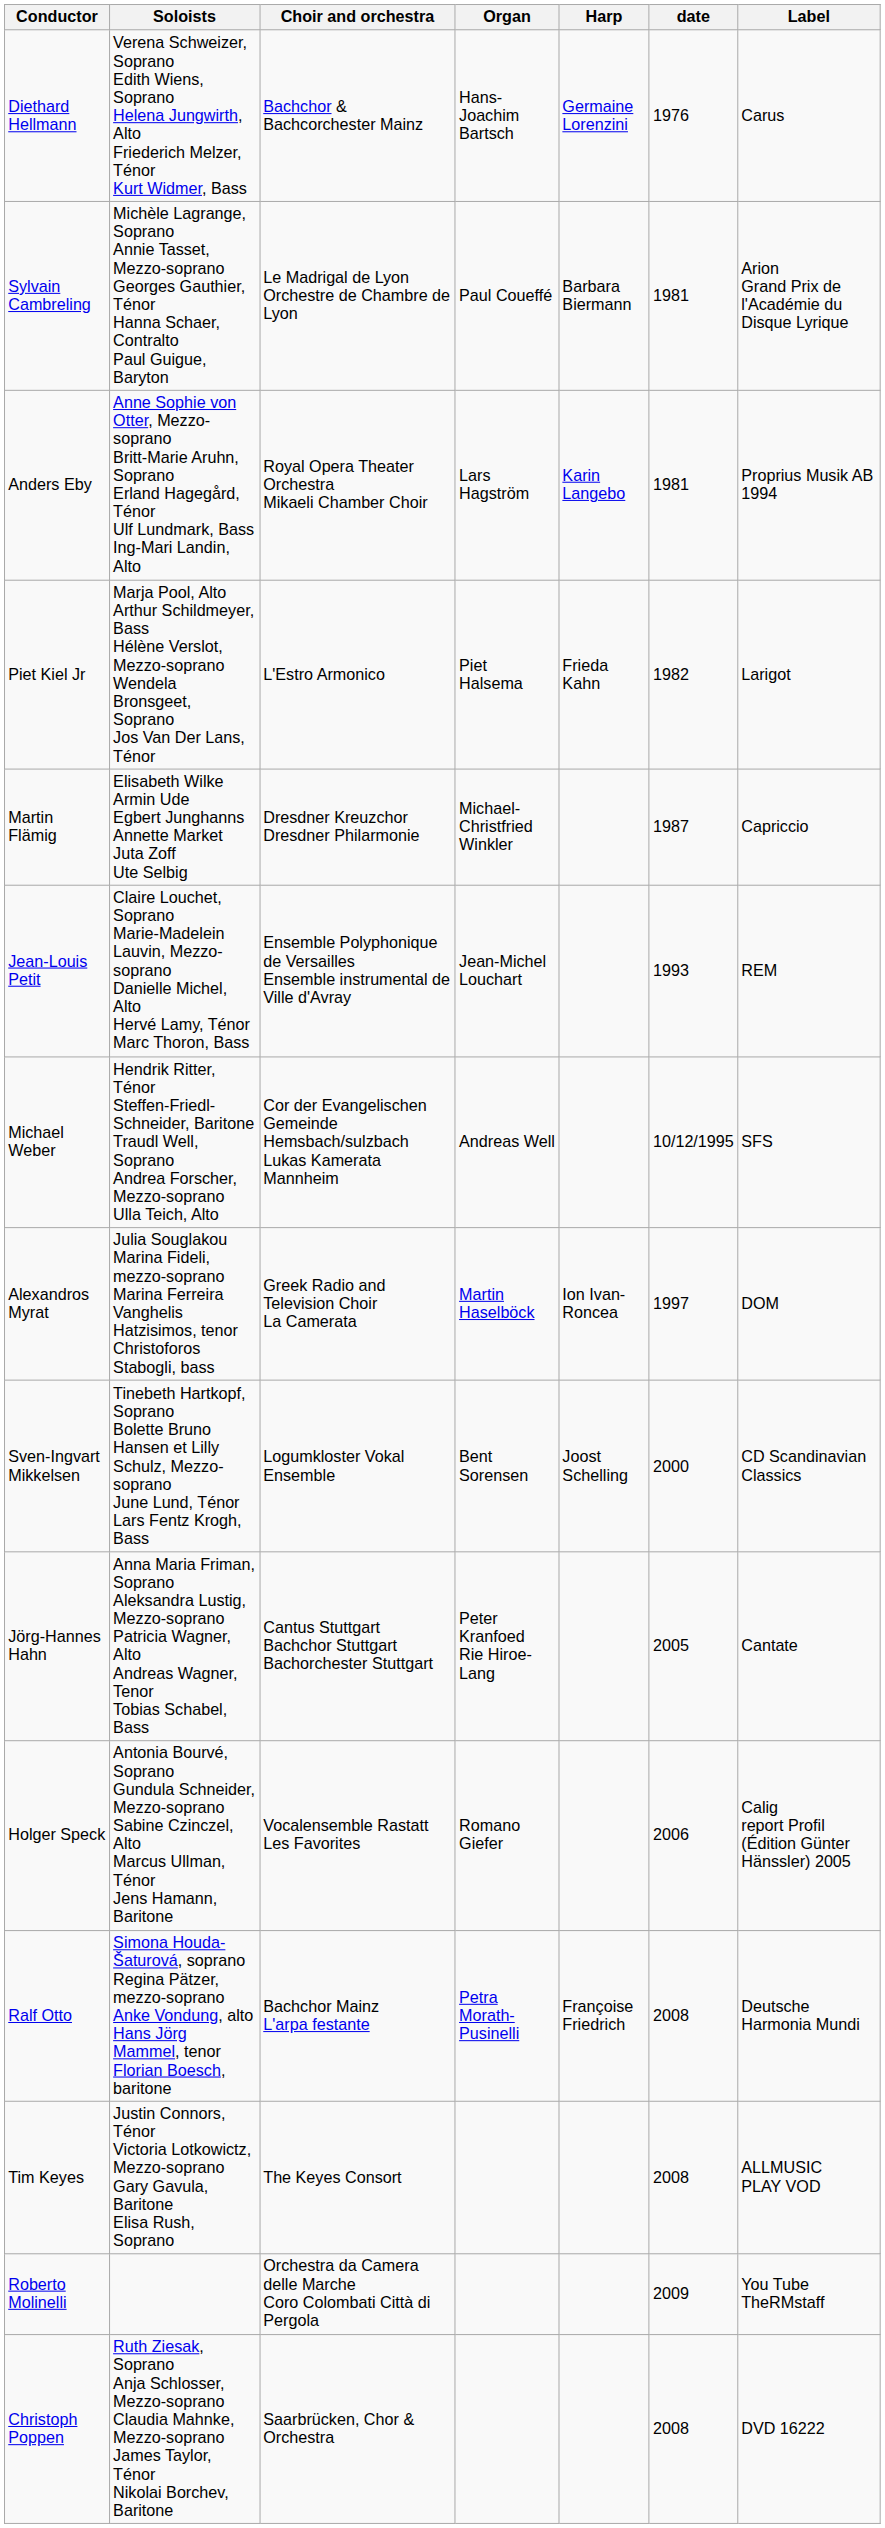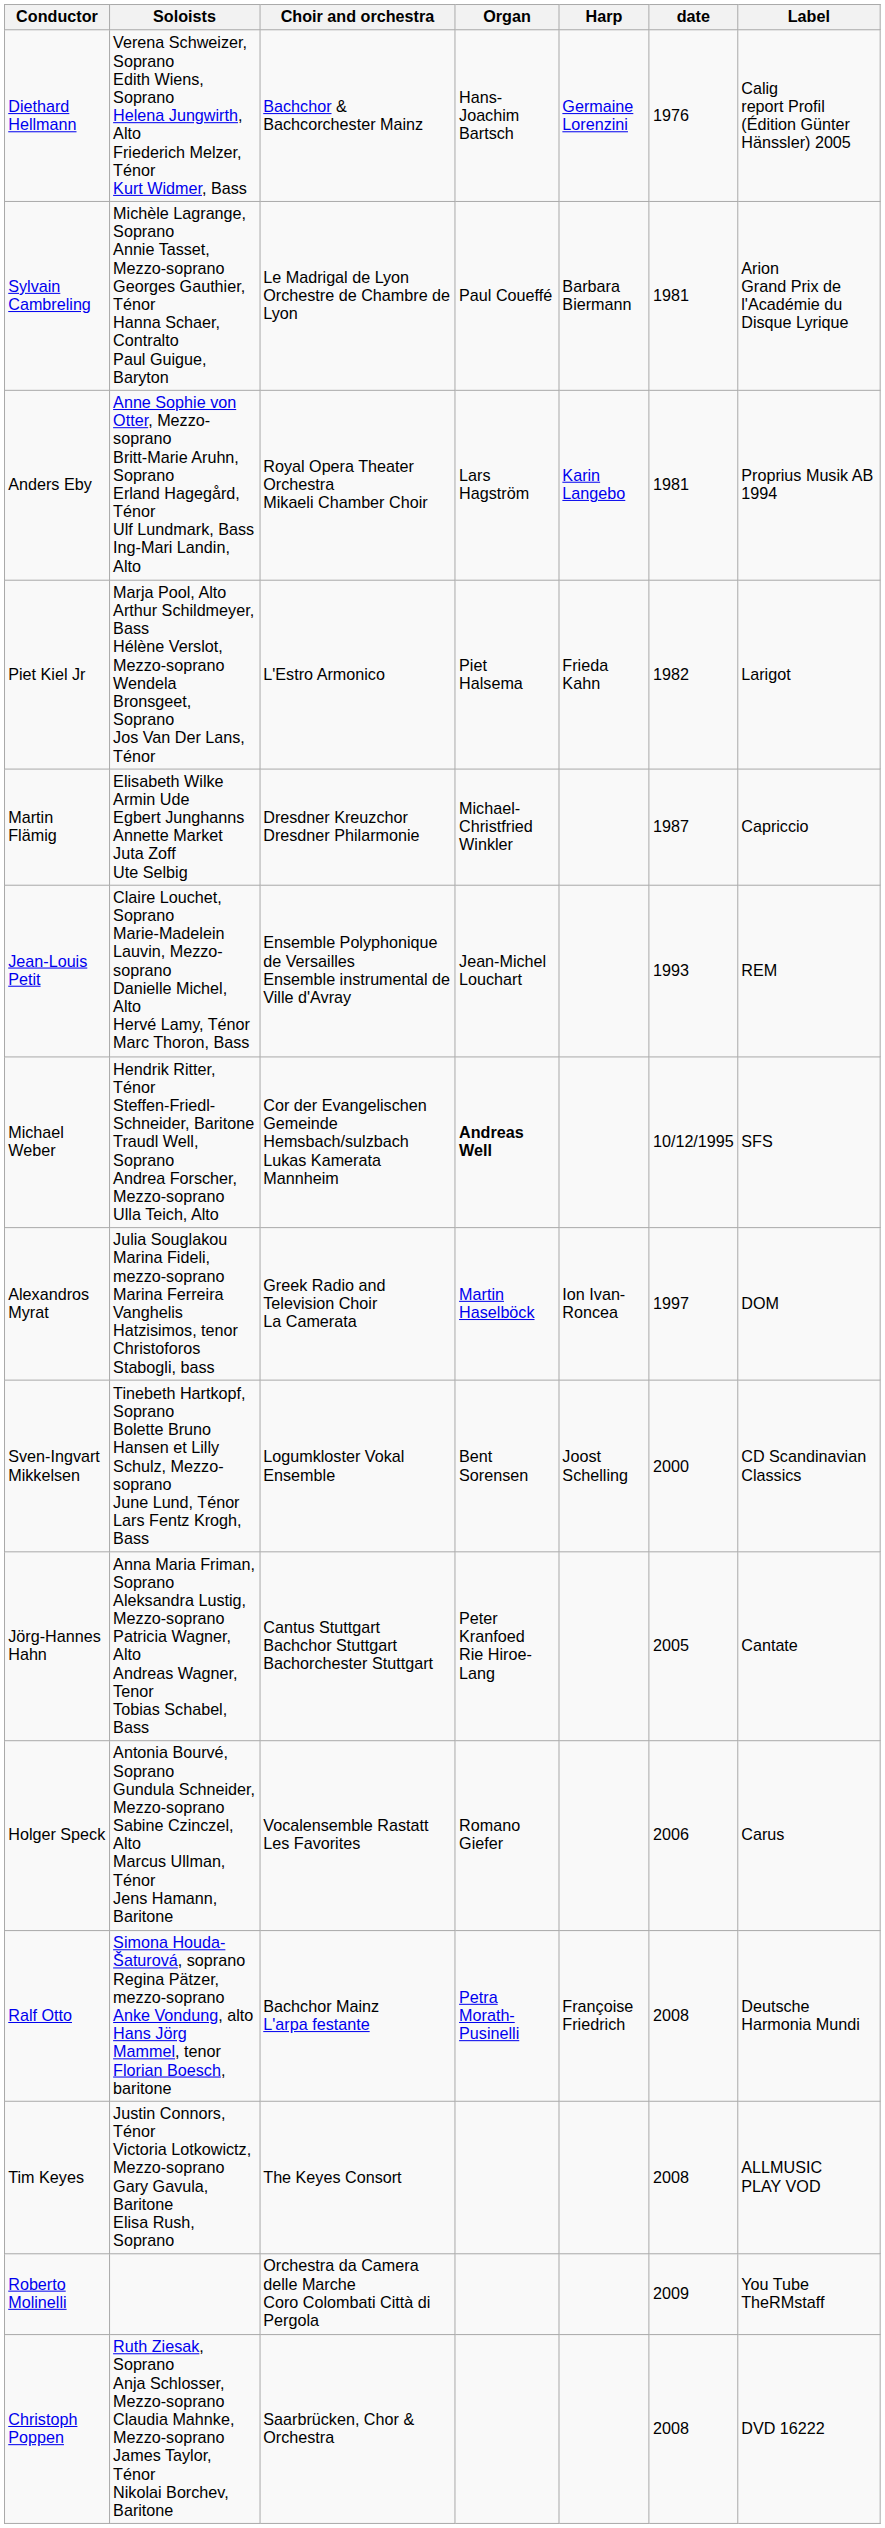(763, 115) Carus -> (796, 115) Calig report Profil (Édition Günter Hänssler) 2005
(507, 1142) normal -> (491, 1142) bold
(796, 1835) Calig report Profil (Édition Günter Hänssler) 2005 -> (763, 1835) Carus
